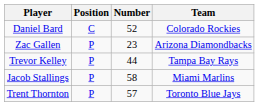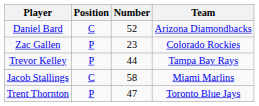(203, 28) Colorado Rockies -> (203, 28) Arizona Diamondbacks
(203, 45) Arizona Diamondbacks -> (203, 45) Colorado Rockies
(91, 77) P -> (91, 77) C
(132, 93) 57 -> (132, 93) 47
